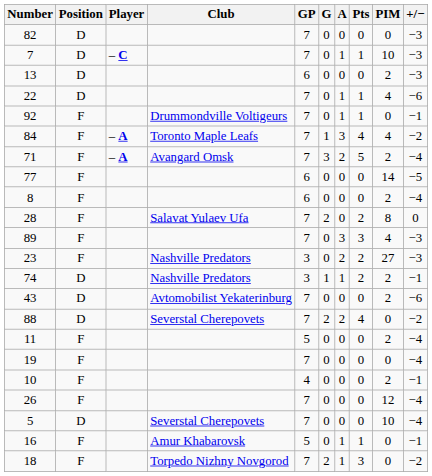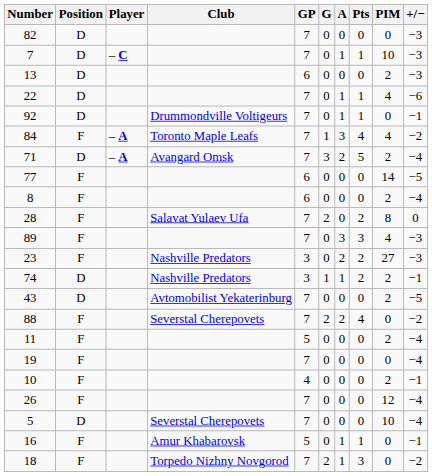(81, 116) F -> (81, 116) D
(81, 156) F -> (81, 156) D
(415, 298) −6 -> (415, 298) −5
(81, 319) D -> (81, 319) F
